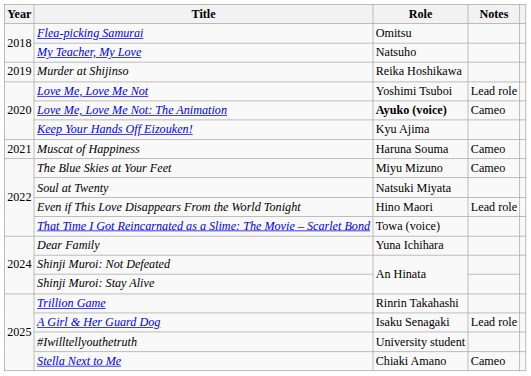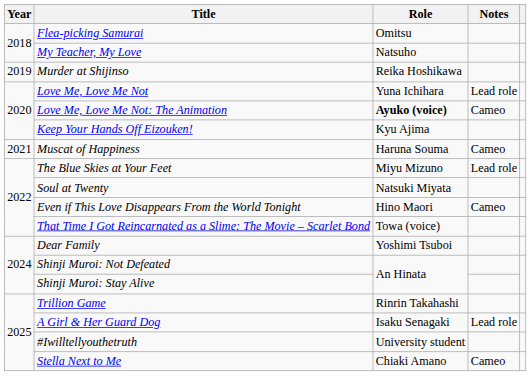(414, 91) Yoshimi Tsuboi -> (410, 91) Yuna Ichihara
(488, 168) Cameo -> (494, 168) Lead role
(494, 206) Lead role -> (488, 206) Cameo
(410, 245) Yuna Ichihara -> (414, 245) Yoshimi Tsuboi
